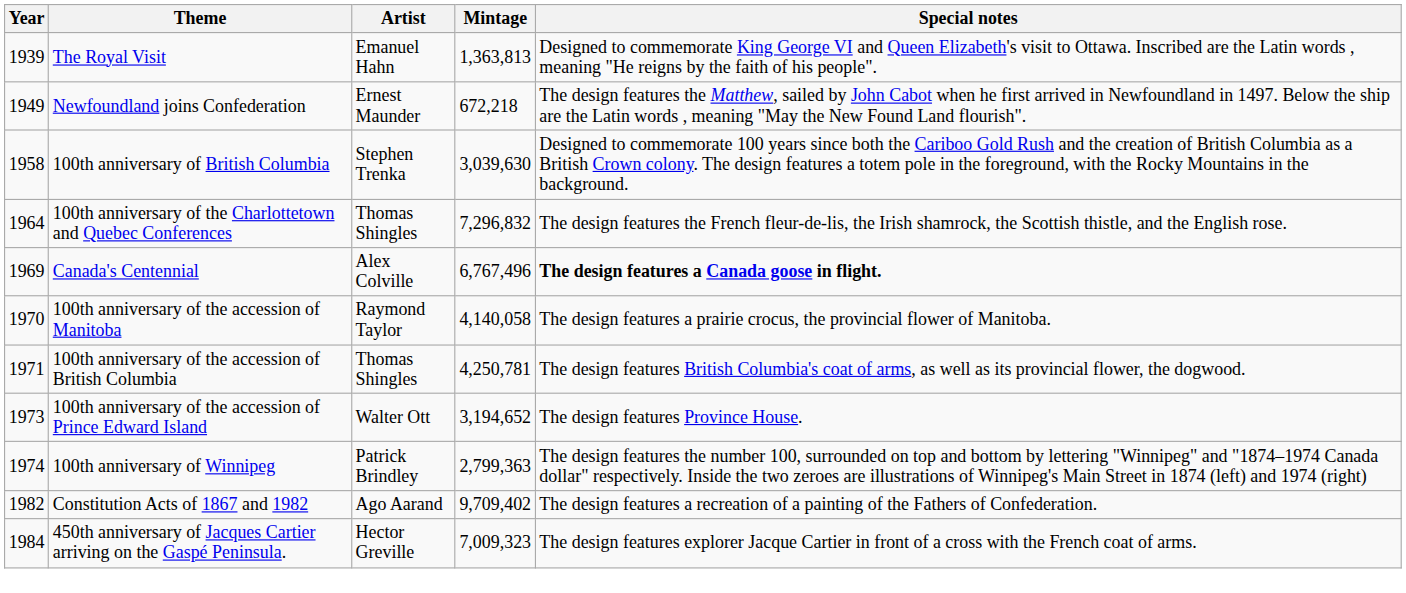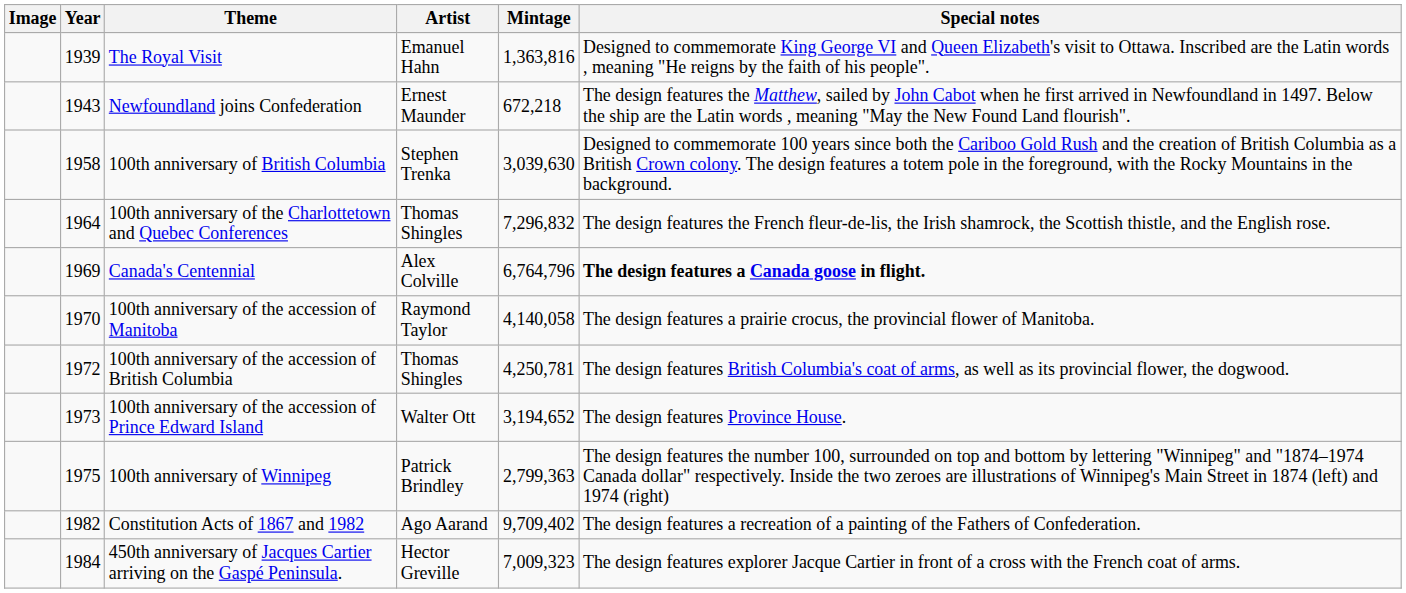+ column: (33, 18)
(495, 57) 1,363,813 -> (539, 57) 1,363,816
(27, 105) 1949 -> (83, 105) 1943
(495, 271) 6,767,496 -> (539, 271) 6,764,796
(27, 368) 1971 -> (83, 368) 1972
(27, 466) 1974 -> (83, 476) 1975
